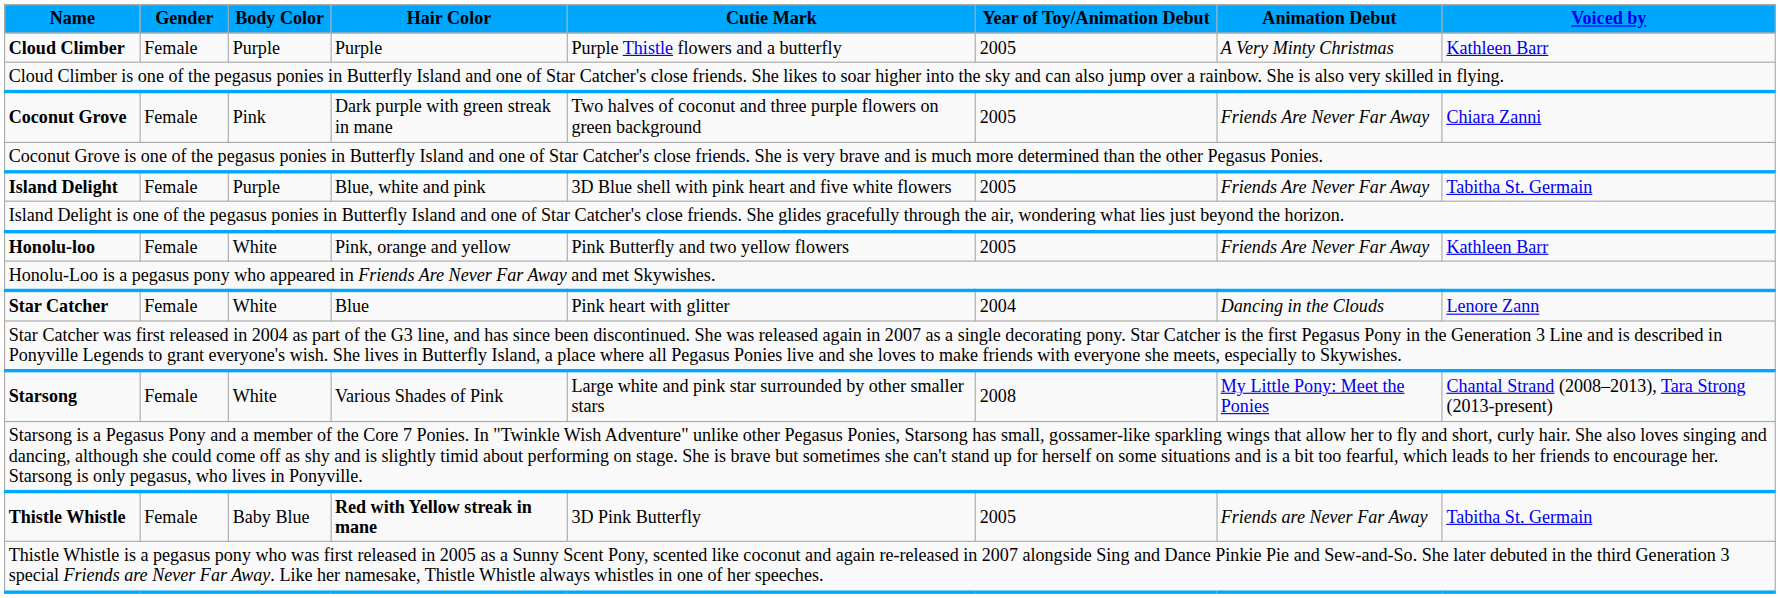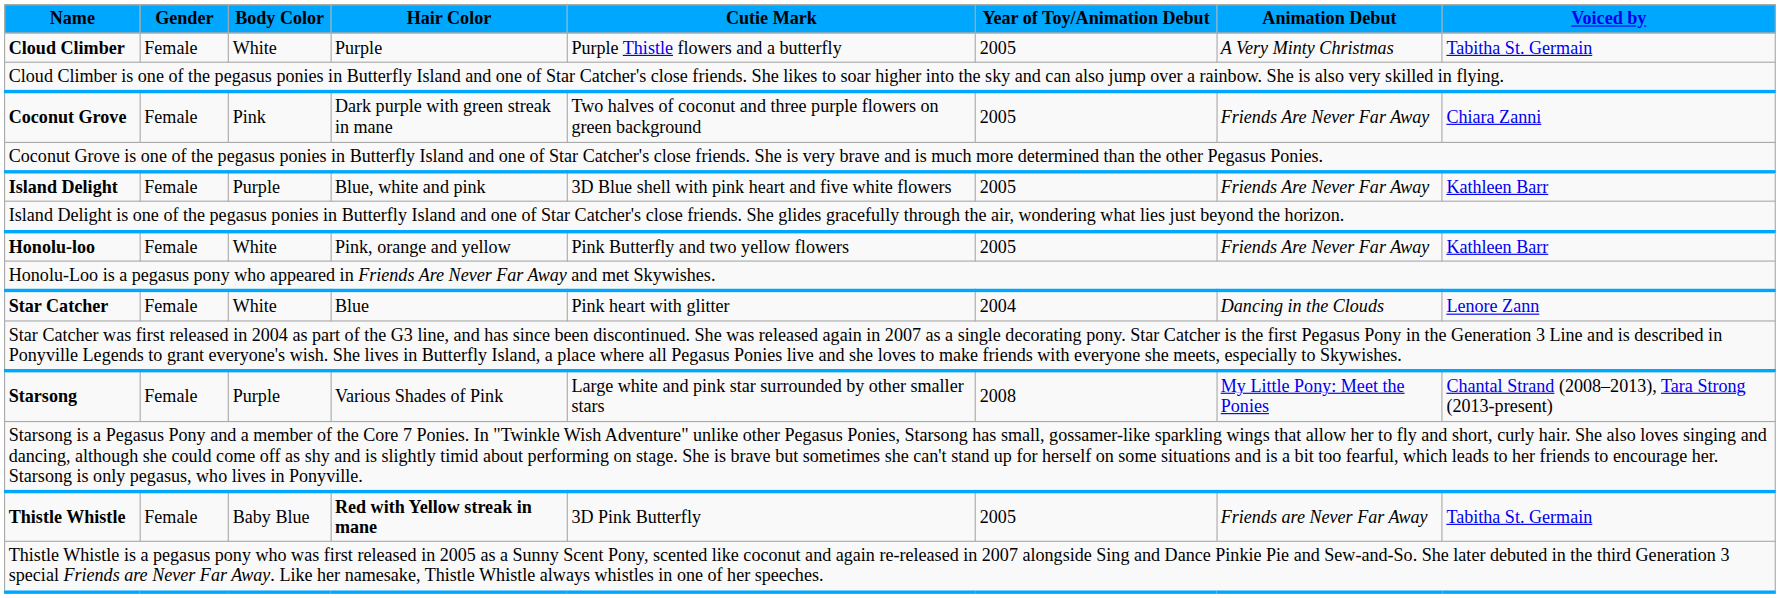(256, 47) Purple -> (255, 47) White
(1497, 47) Kathleen Barr -> (1519, 47) Tabitha St. Germain
(1519, 187) Tabitha St. Germain -> (1497, 187) Kathleen Barr
(255, 396) White -> (256, 396) Purple
